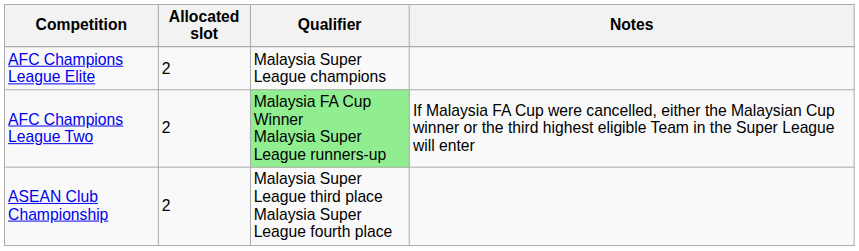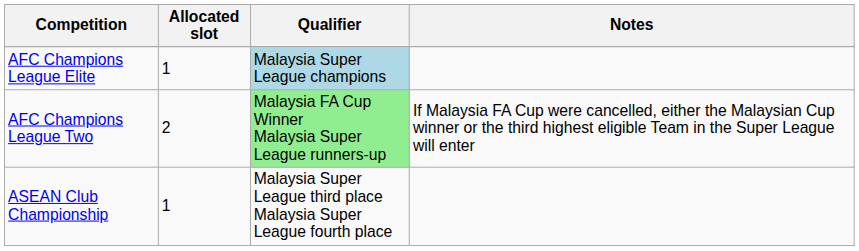(166, 68) 2 -> (166, 68) 1
(320, 68) no background -> (320, 68) lightblue background
(166, 206) 2 -> (166, 206) 1
